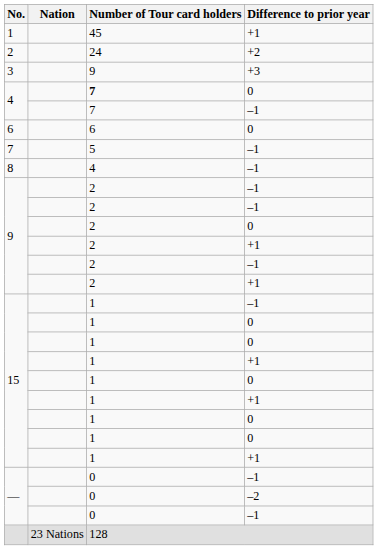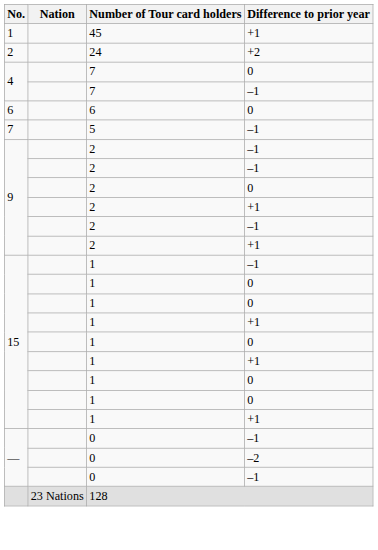- row: (10, 71)
(92, 91) bold -> (92, 71) normal
- row: (10, 168)
